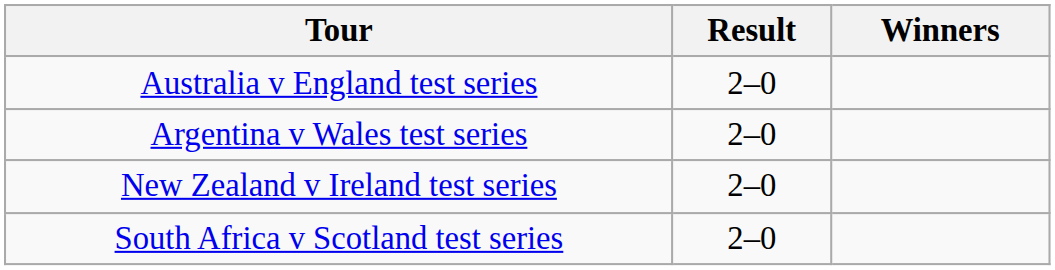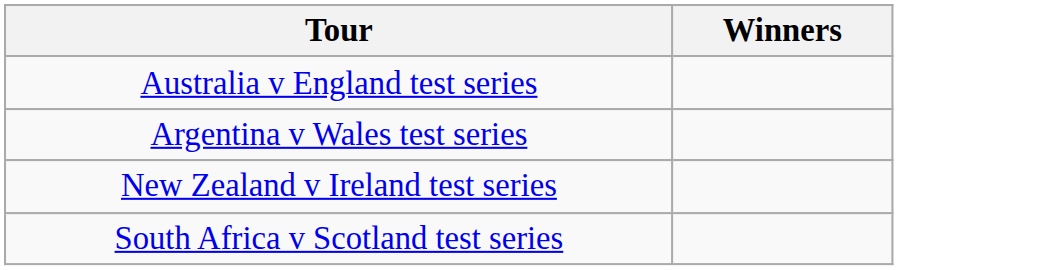- column: (752, 30)
